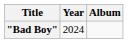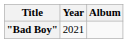(73, 30) 2024 -> (73, 30) 2021
